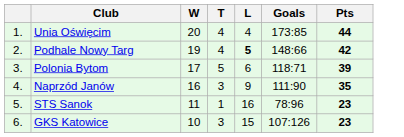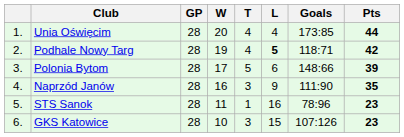+ column: (194, 13)
(289, 50) 148:66 -> (316, 50) 118:71
(289, 68) 118:71 -> (316, 68) 148:66
